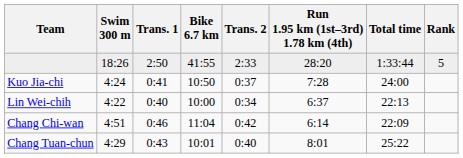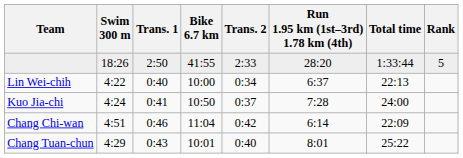rows swapped: (35, 83) <-> (39, 103)
